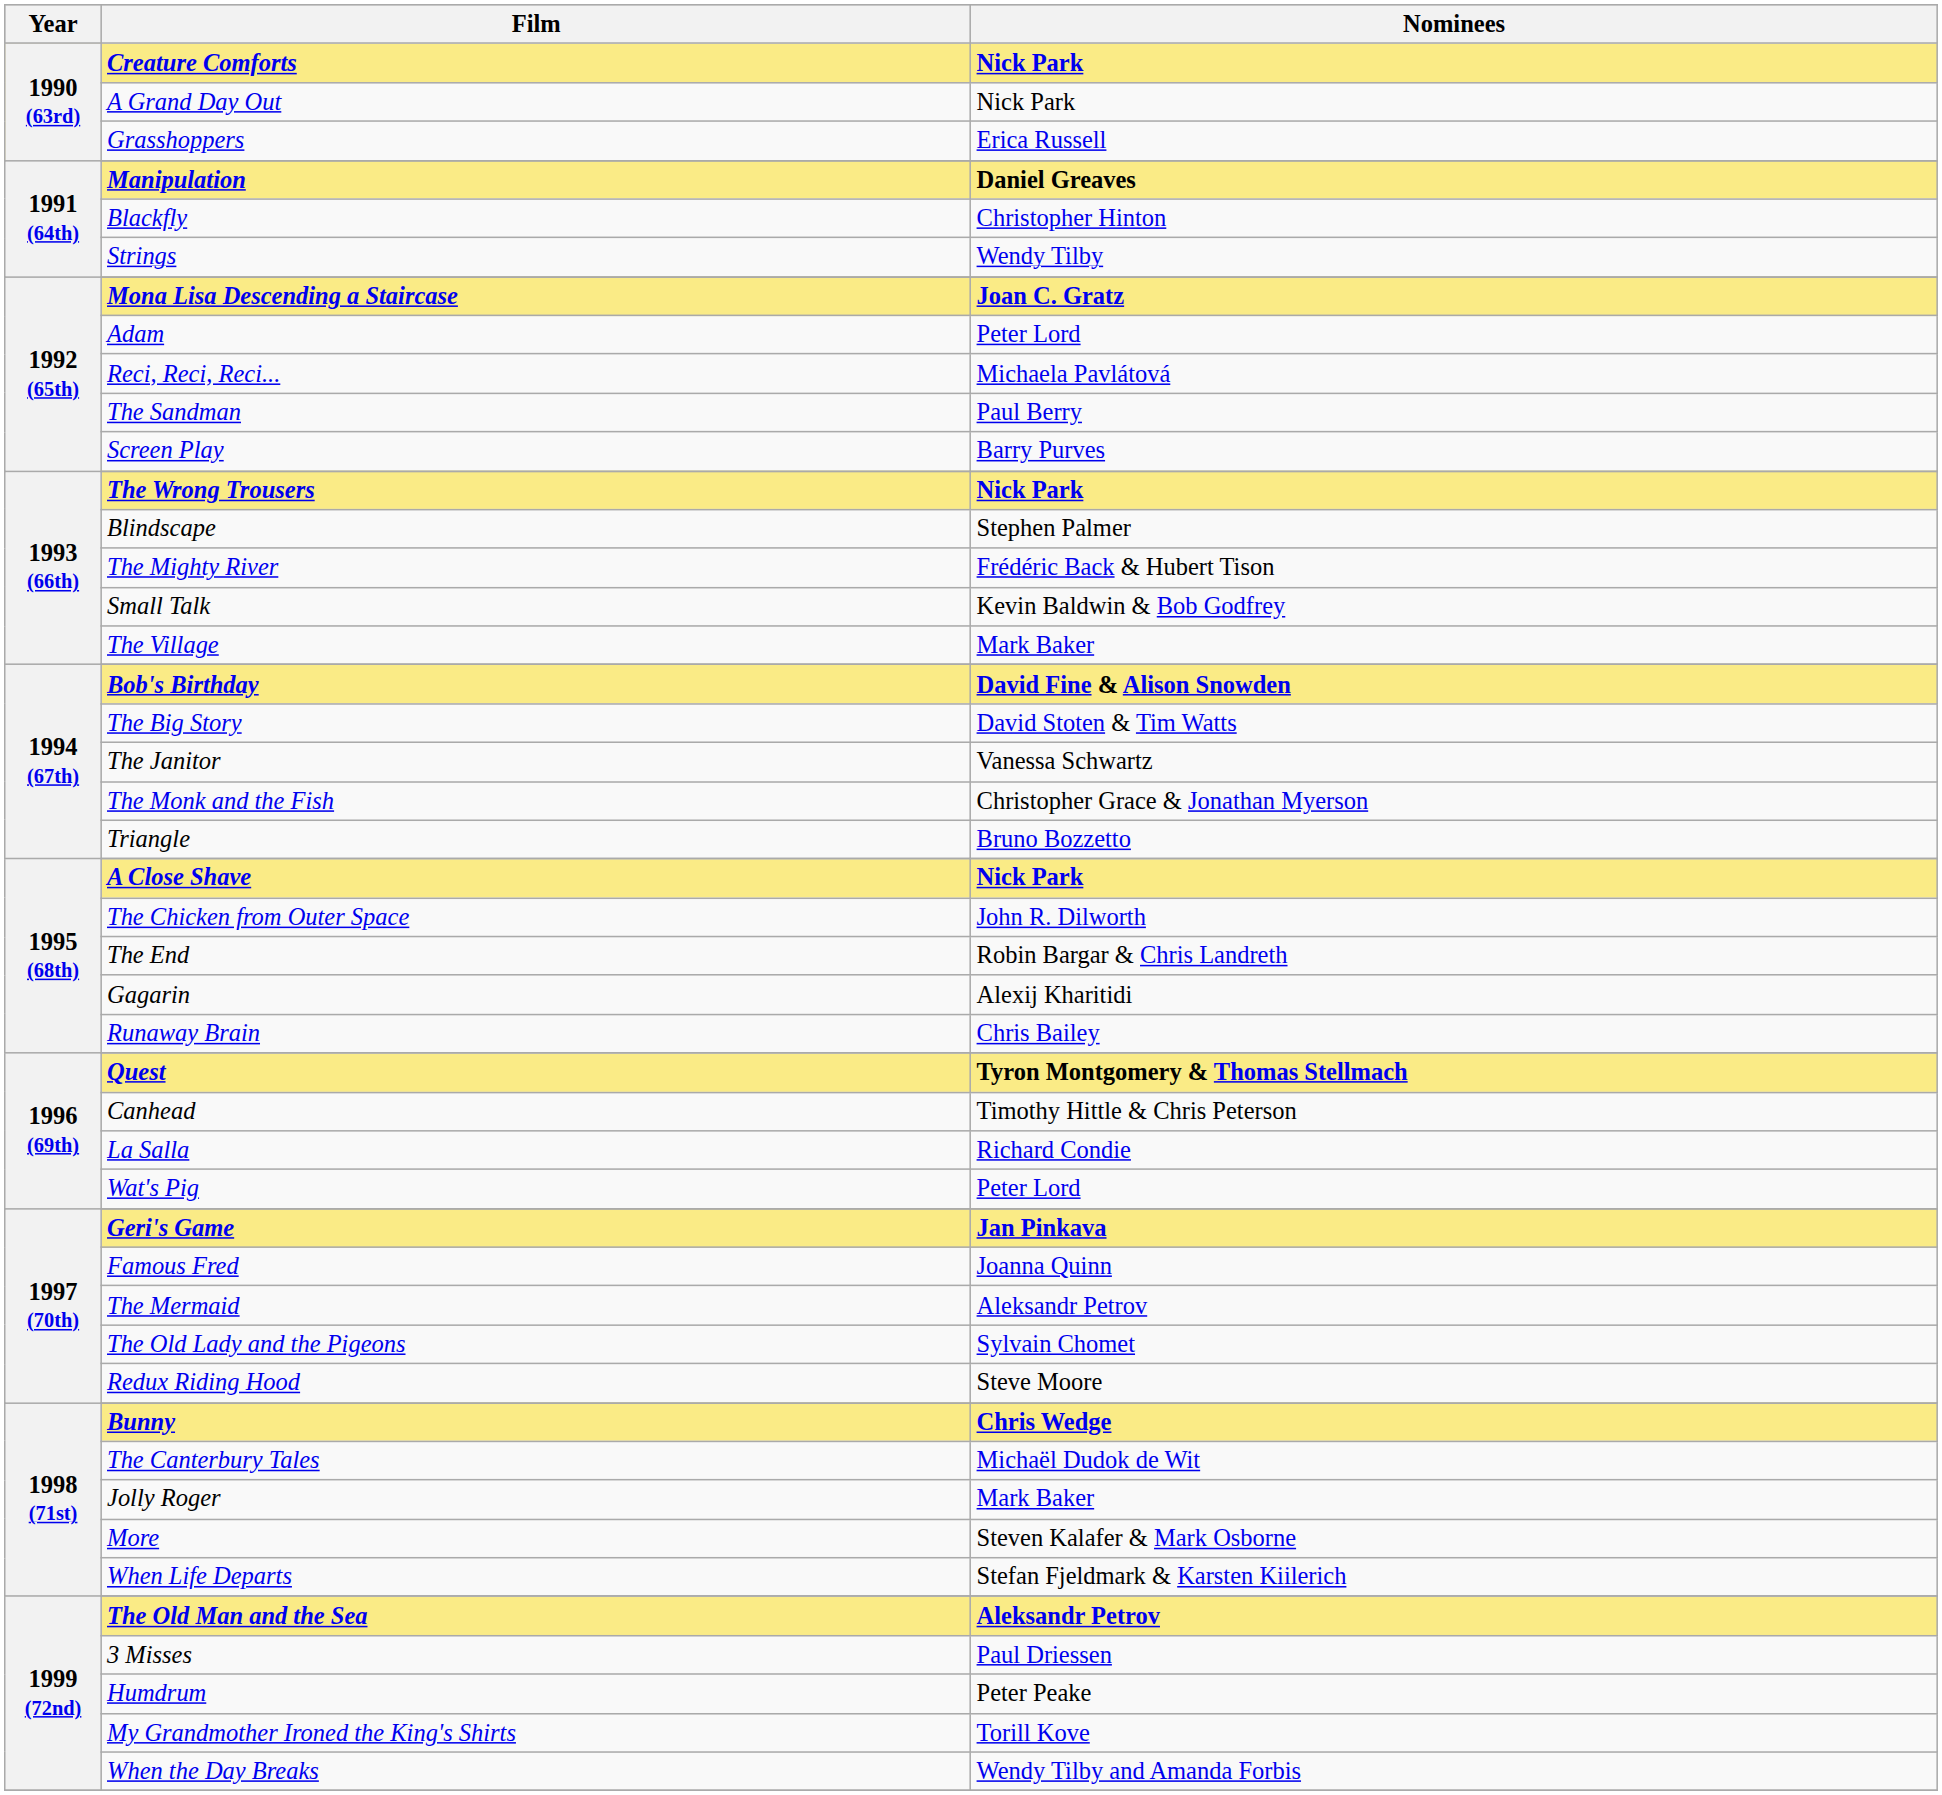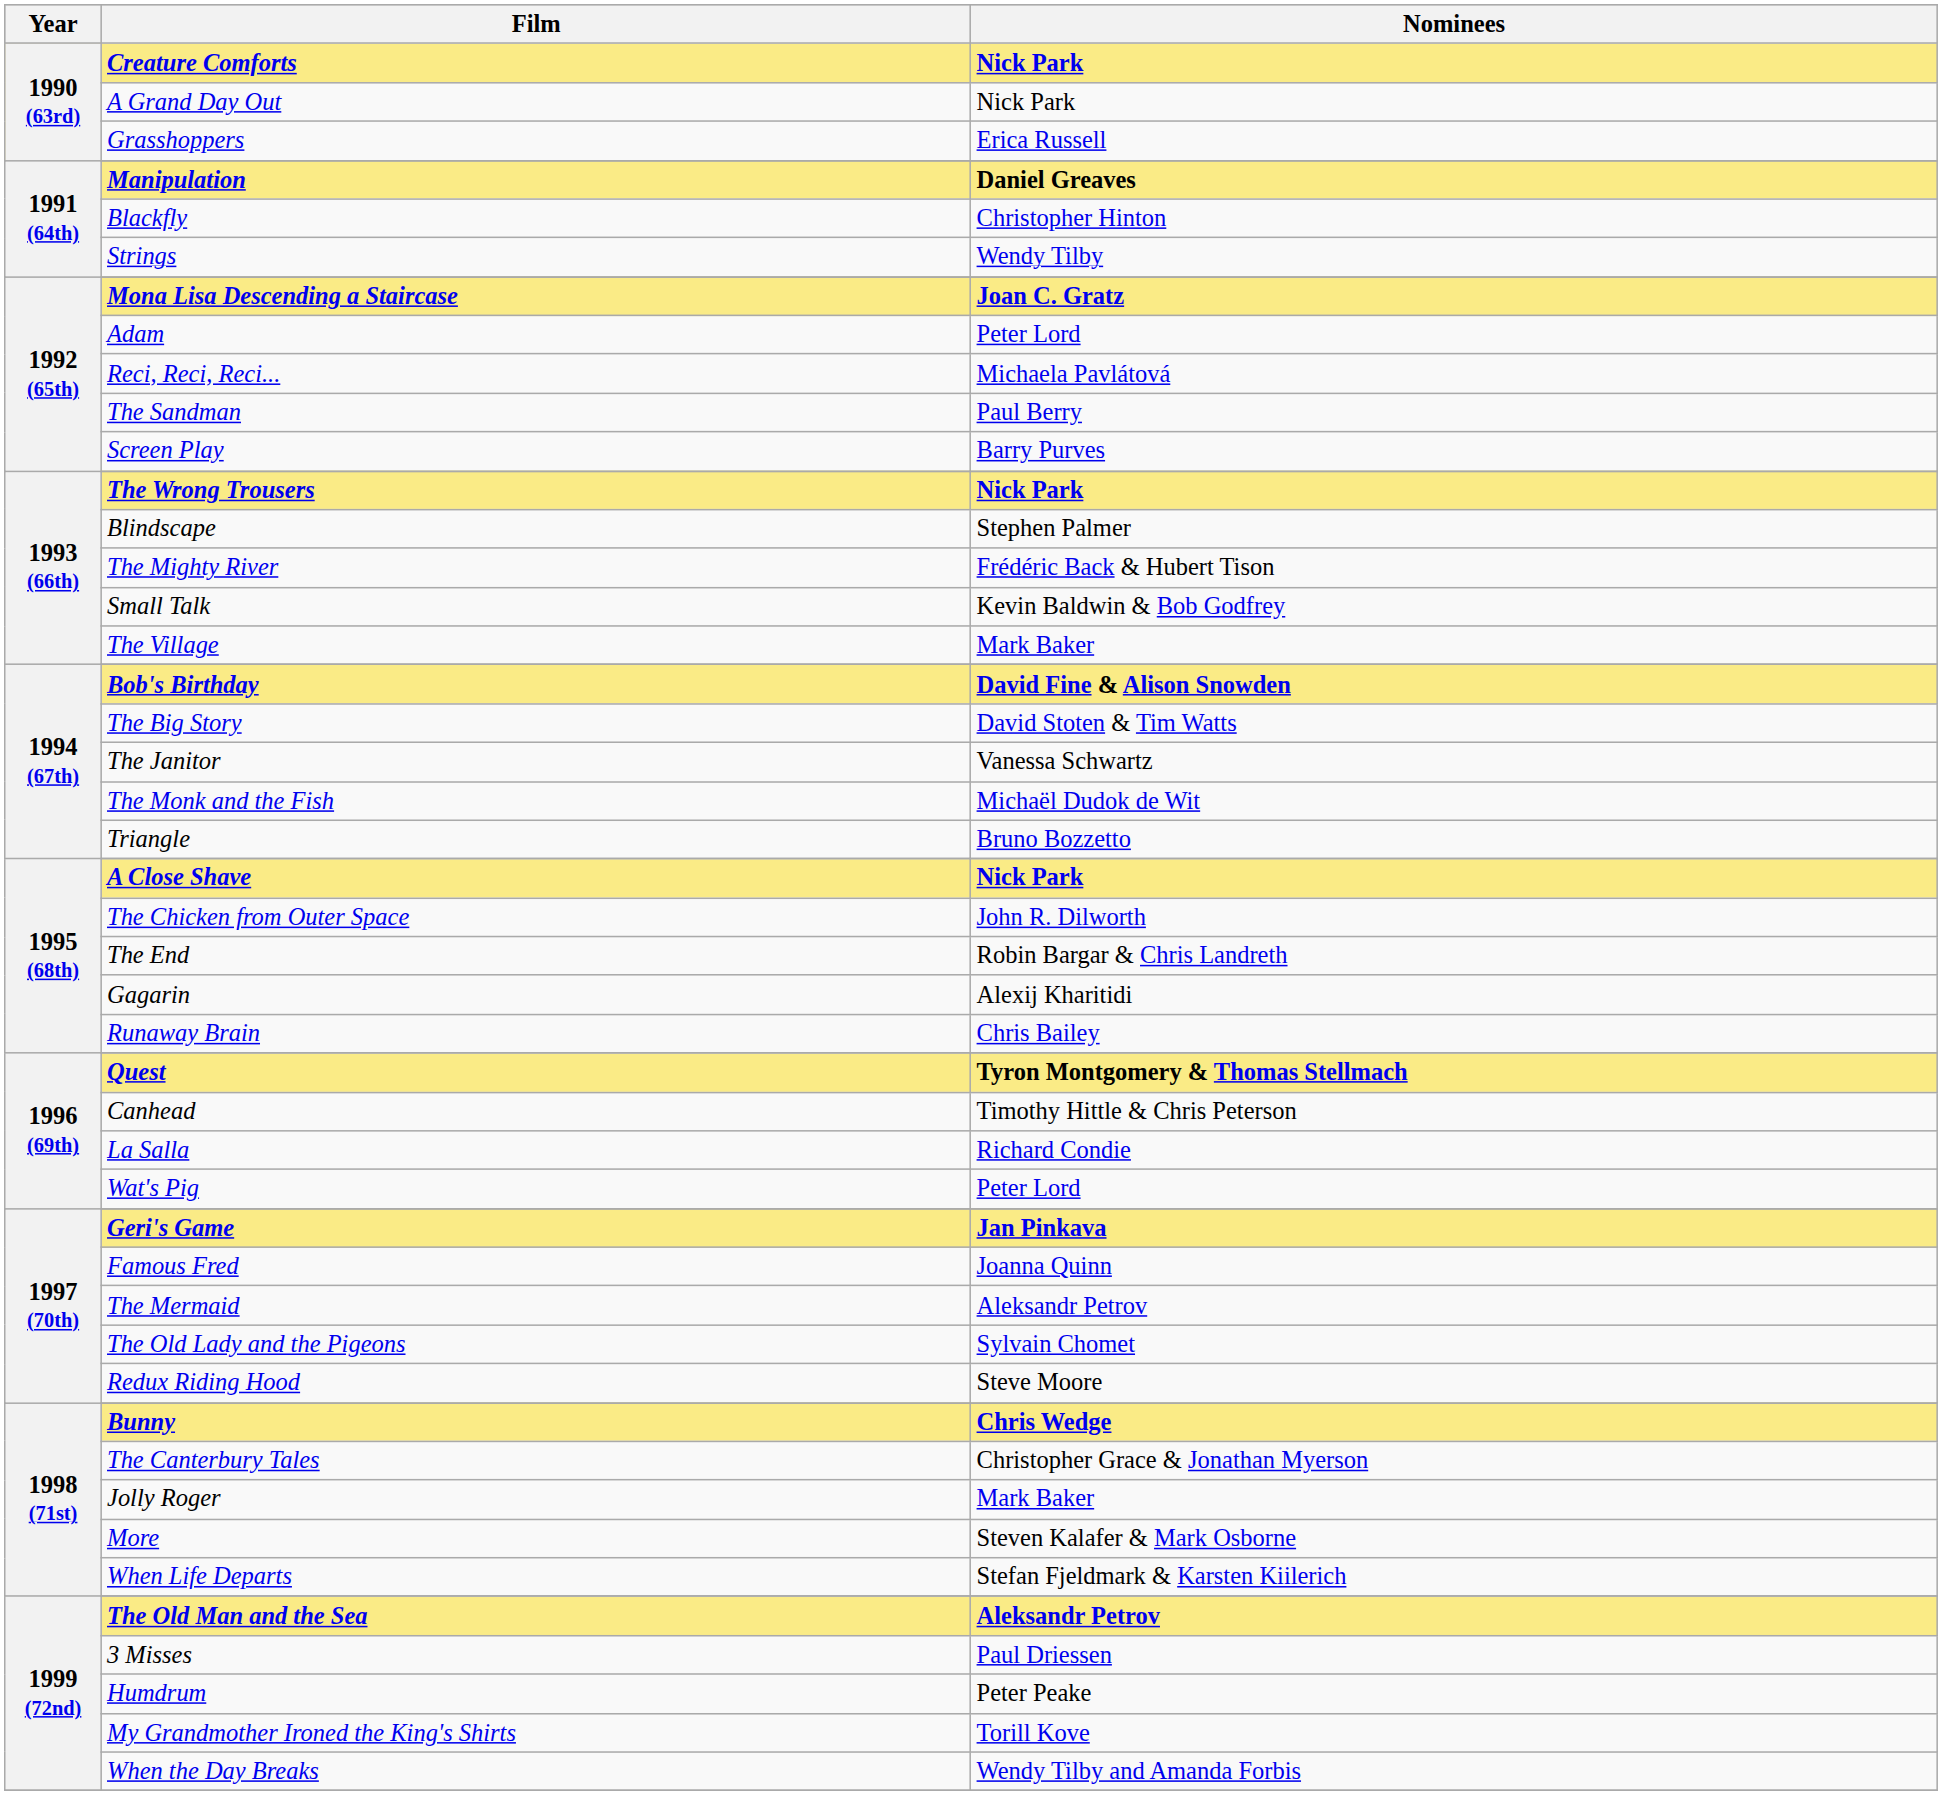(1172, 800) Christopher Grace & Jonathan Myerson -> (1088, 800) Michaël Dudok de Wit
(1088, 1460) Michaël Dudok de Wit -> (1172, 1460) Christopher Grace & Jonathan Myerson
